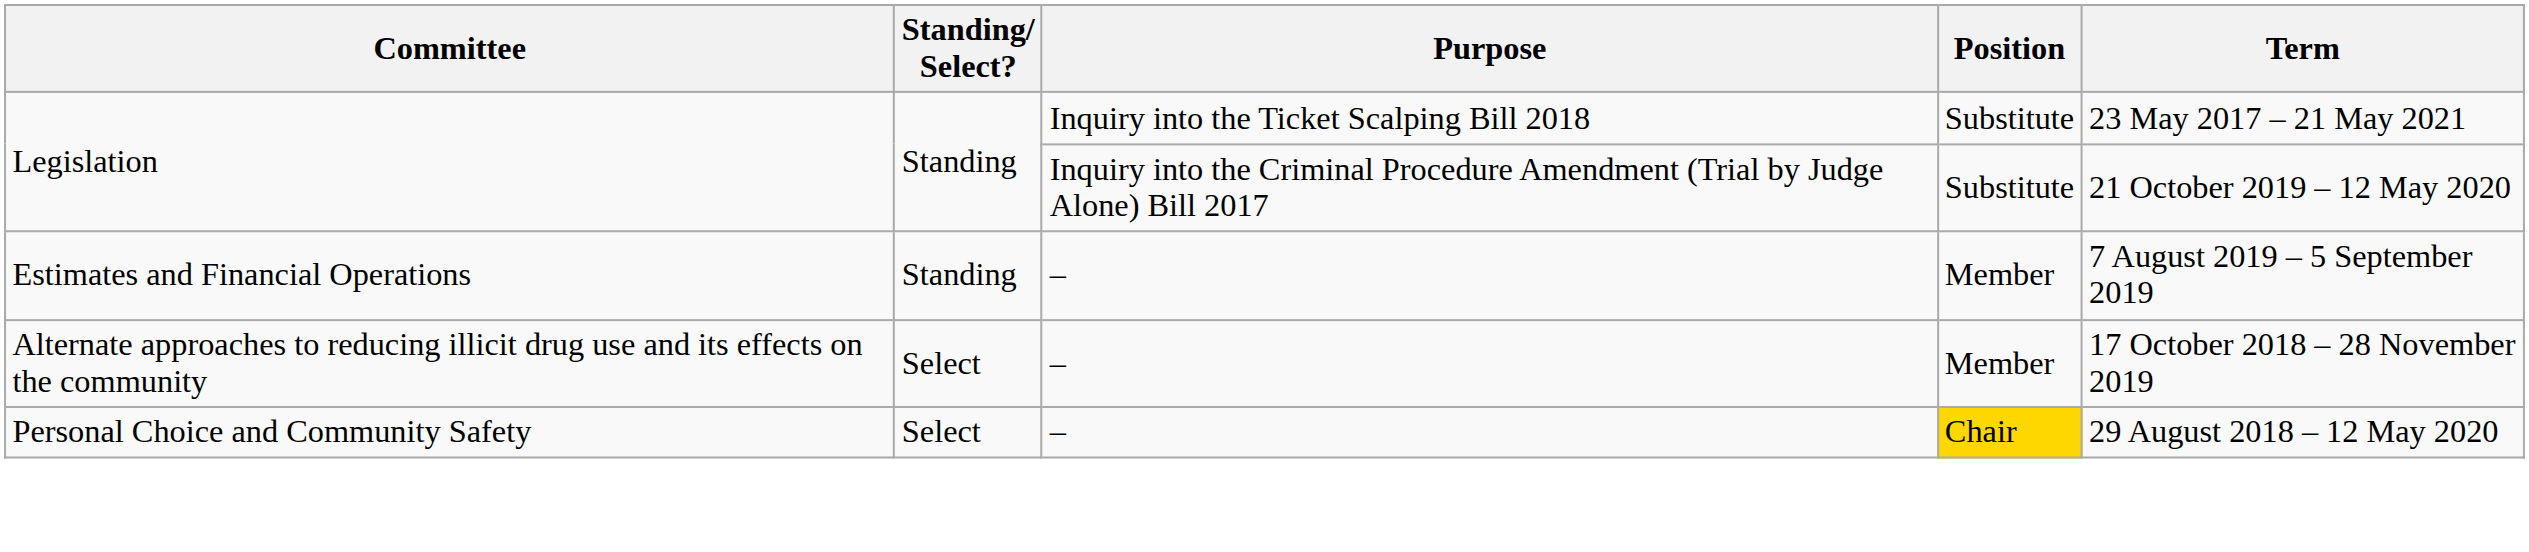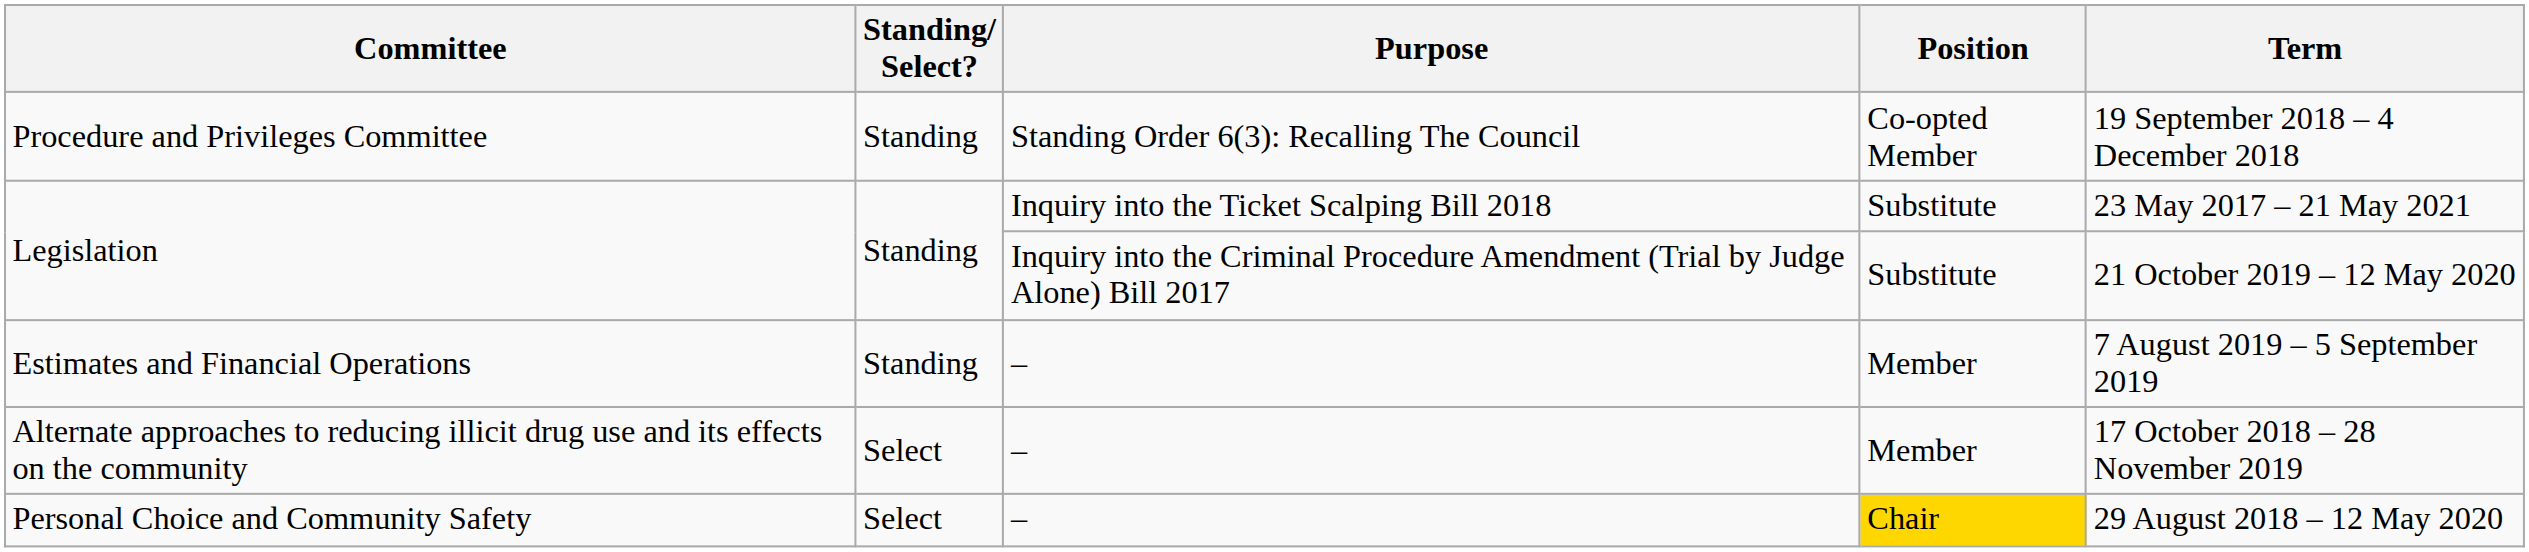+ row: (250, 135)
